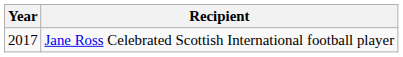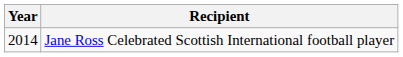(23, 39) 2017 -> (23, 39) 2014
